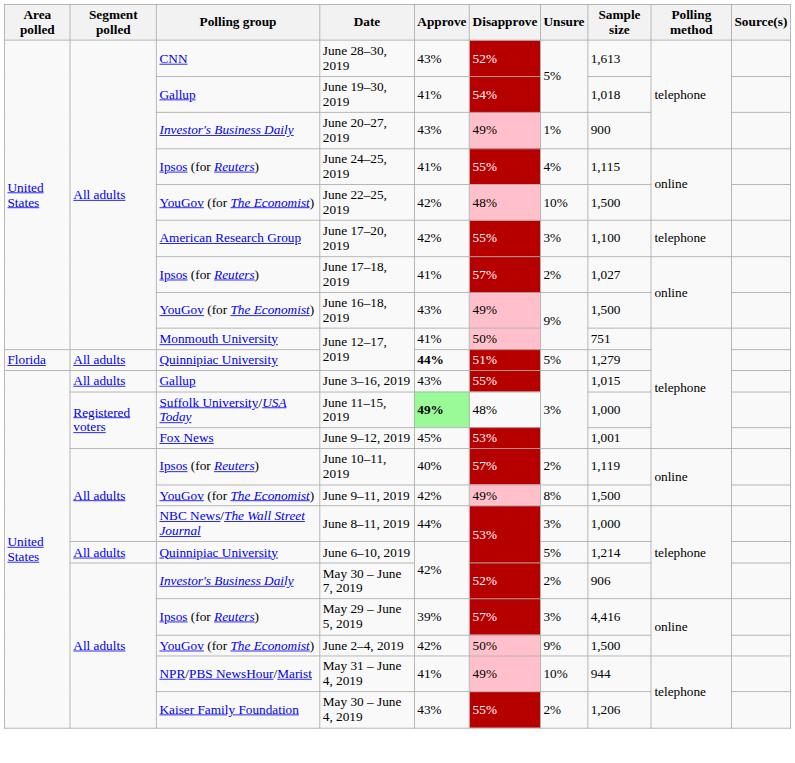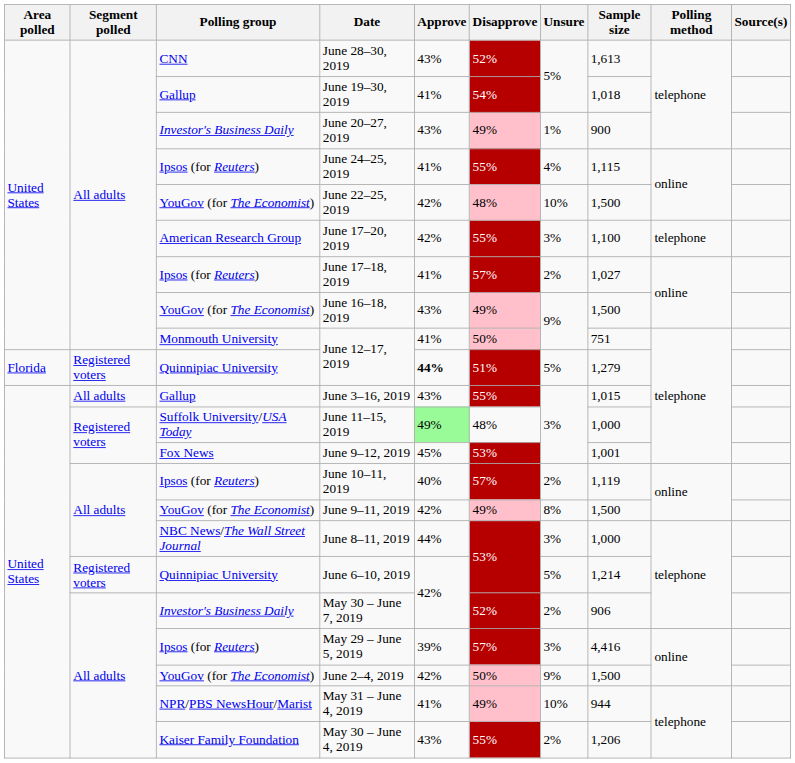(99, 360) All adults -> (102, 367) Registered voters
(431, 409) bold -> (429, 424) normal
(99, 552) All adults -> (102, 574) Registered voters
